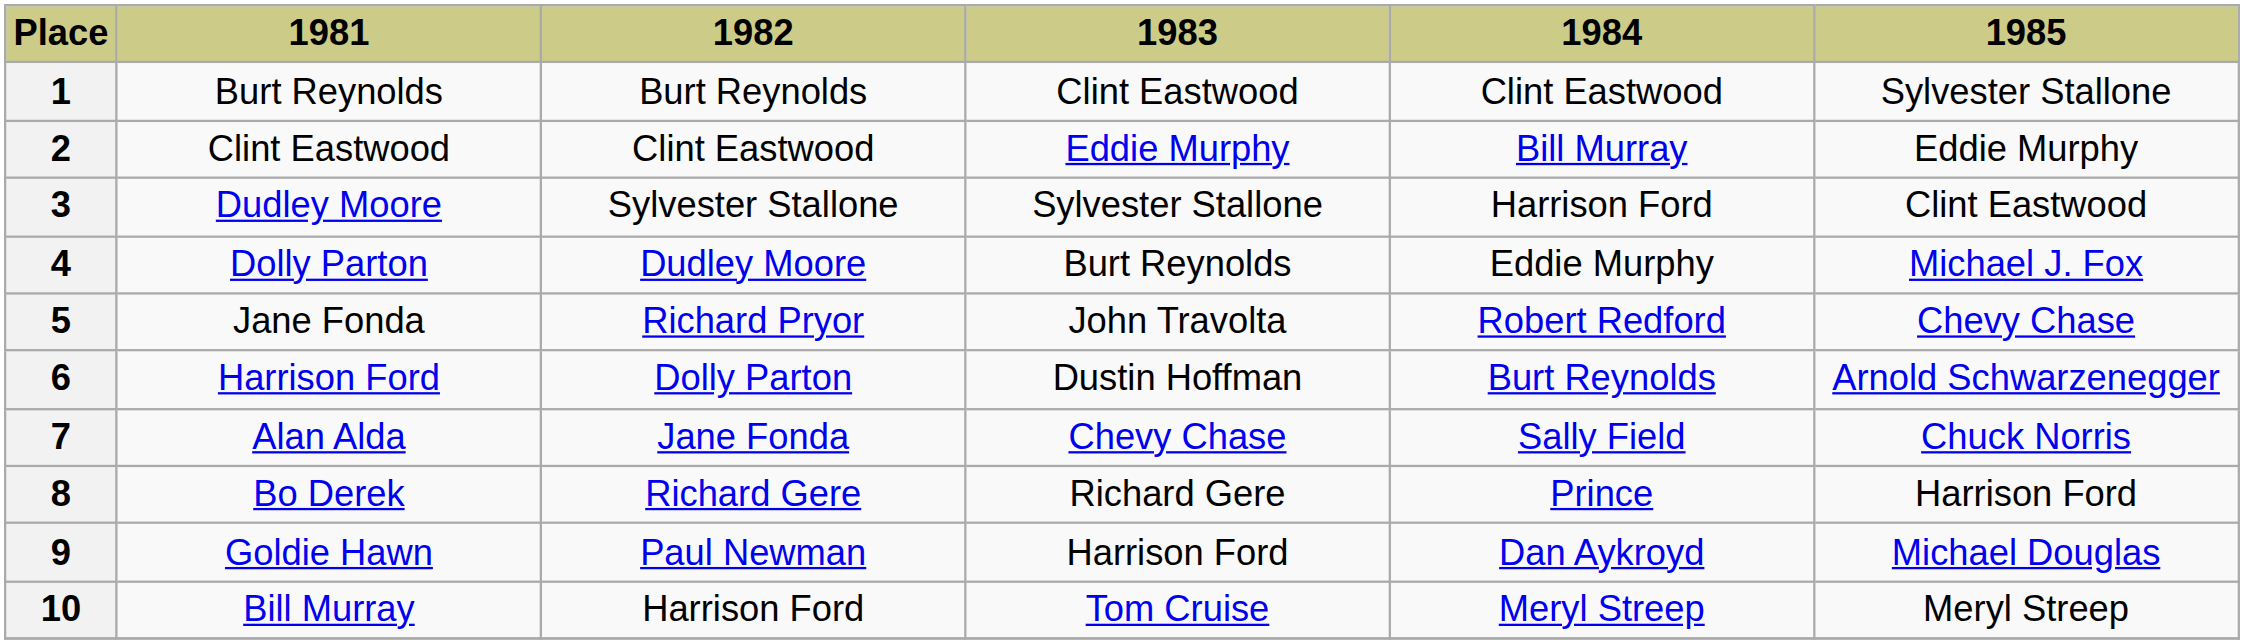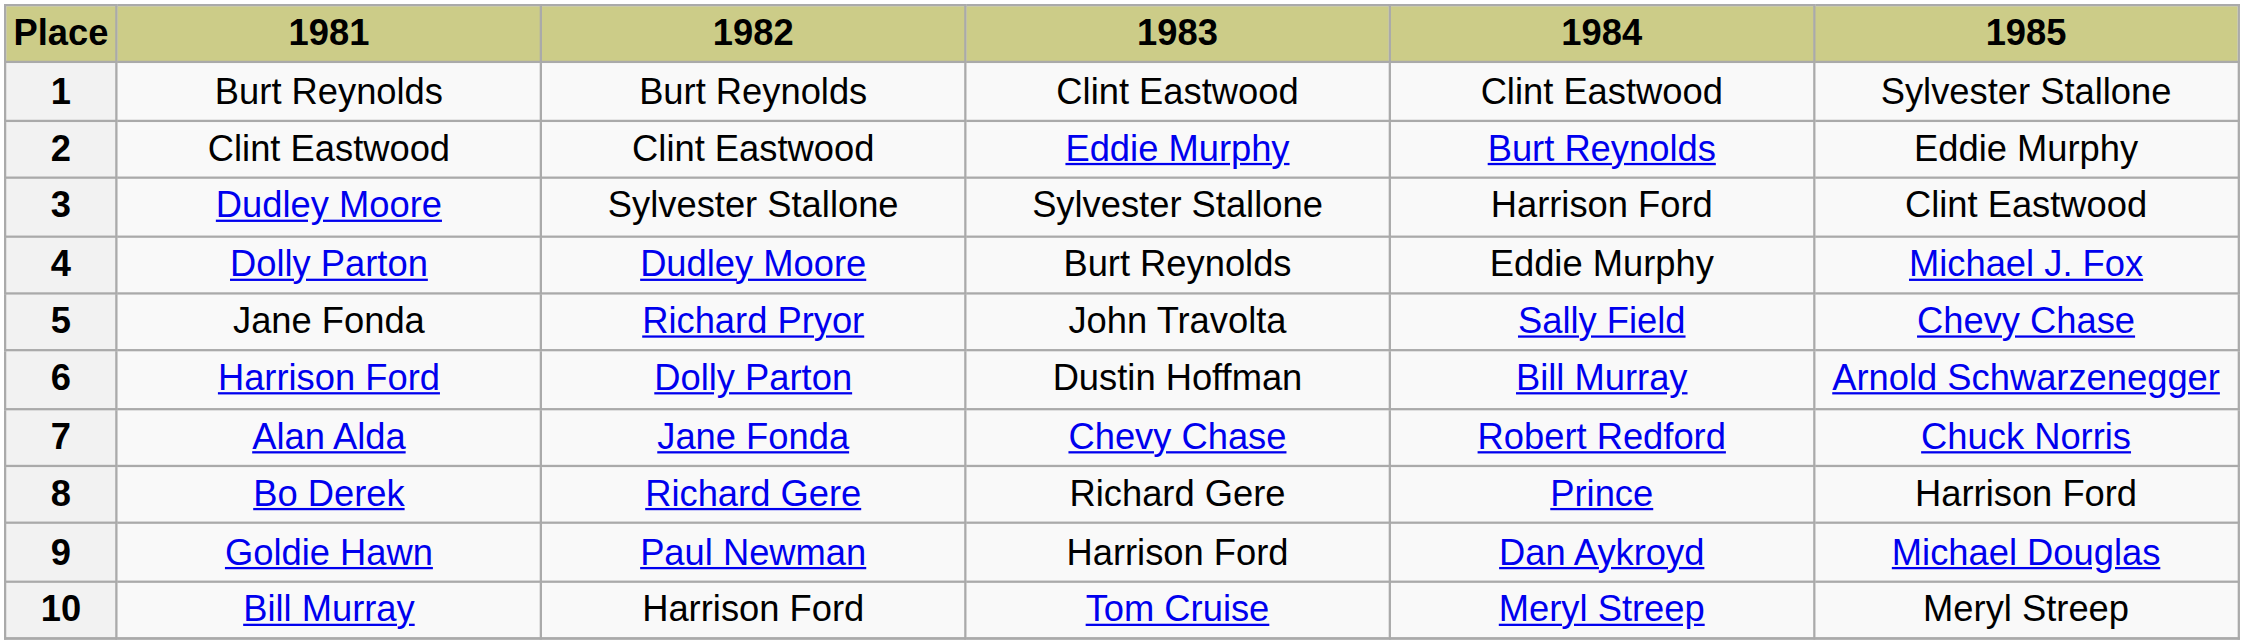(1602, 148) Bill Murray -> (1602, 148) Burt Reynolds
(1602, 321) Robert Redford -> (1602, 321) Sally Field
(1602, 378) Burt Reynolds -> (1602, 378) Bill Murray
(1602, 436) Sally Field -> (1602, 436) Robert Redford
